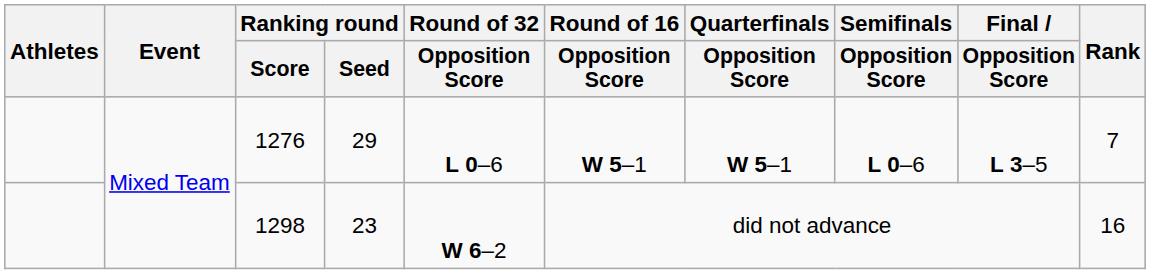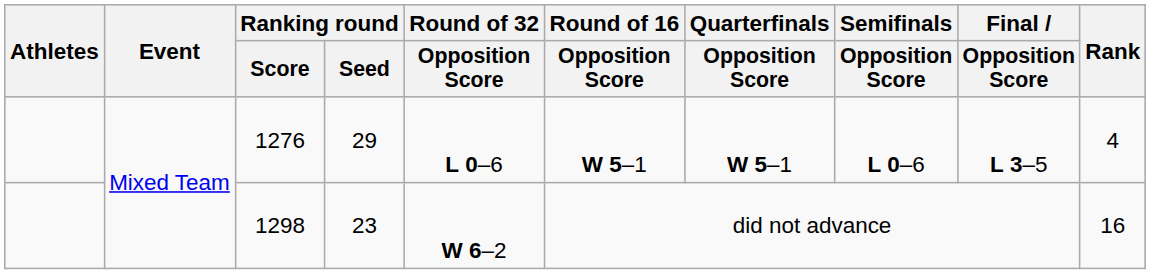(1113, 140) 7 -> (1113, 140) 4
